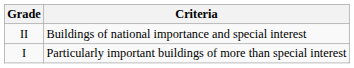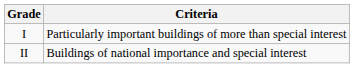rows swapped: (24, 53) <-> (24, 33)
